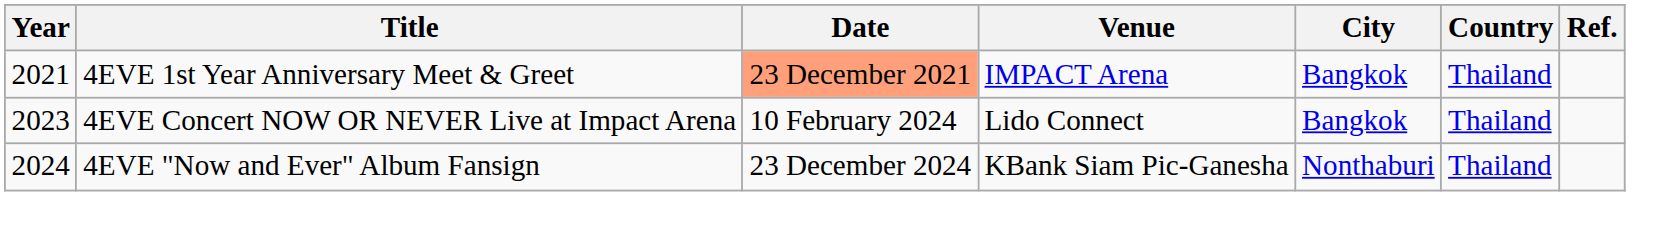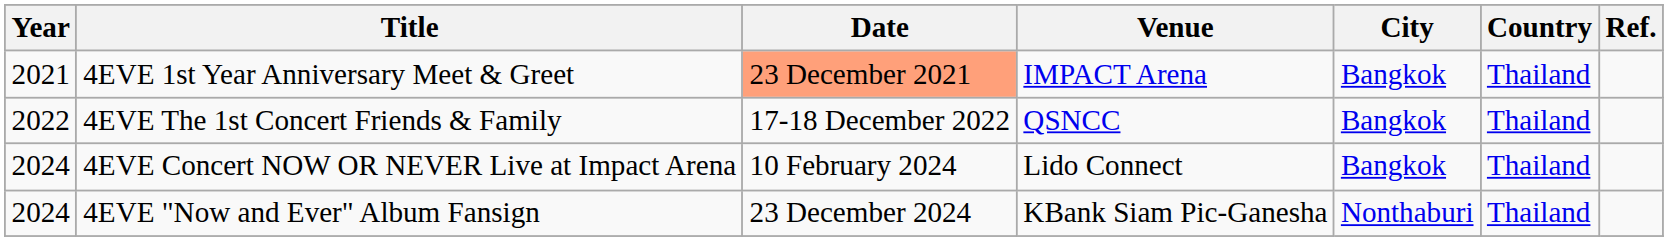+ row: (322, 119)
(41, 119) 2023 -> (41, 166) 2024
